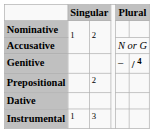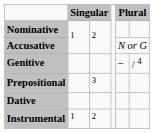(137, 63) bold -> (137, 63) normal
(94, 80) 2 -> (94, 80) 3
(94, 116) 3 -> (94, 116) 2
